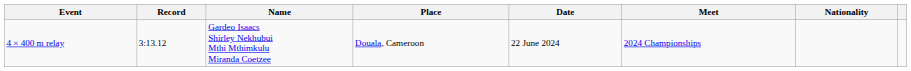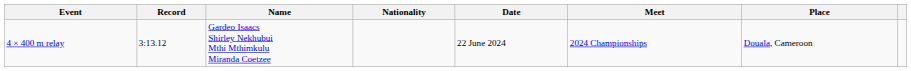columns swapped: (847, 12) <-> (431, 12)
